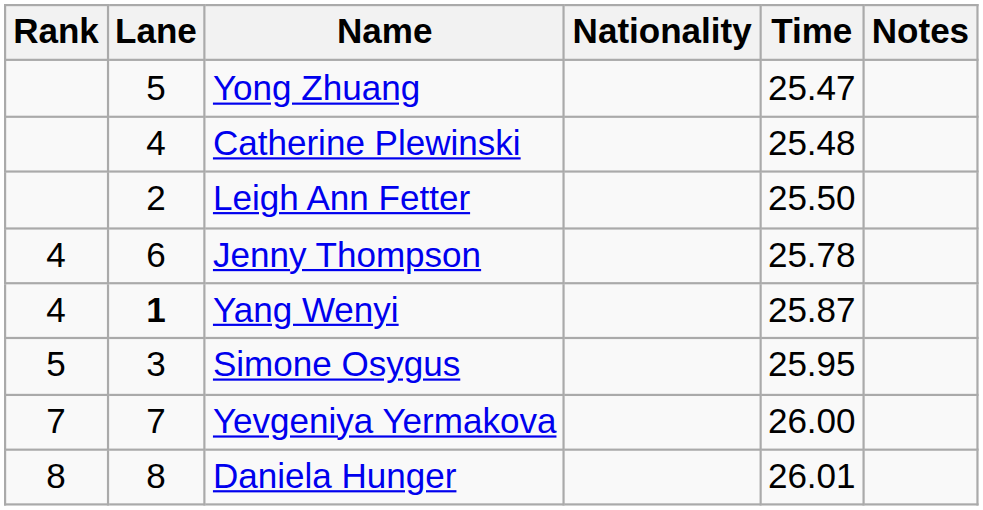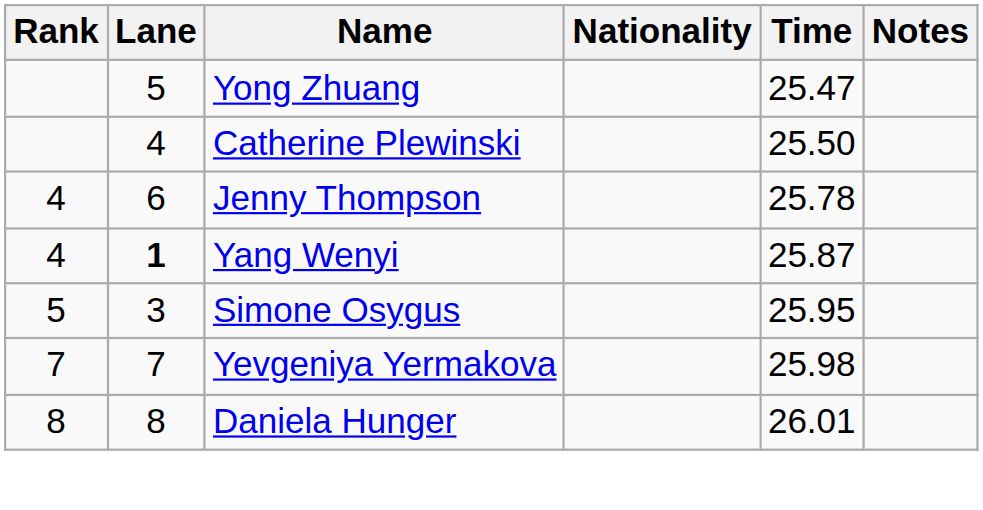(812, 143) 25.48 -> (812, 143) 25.50
- row: (342, 198)
(812, 421) 26.00 -> (812, 365) 25.98
